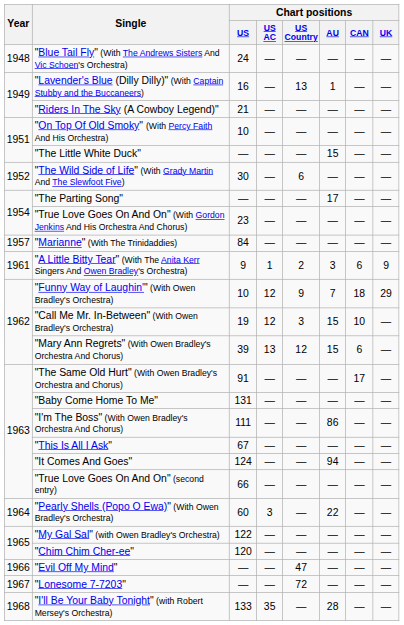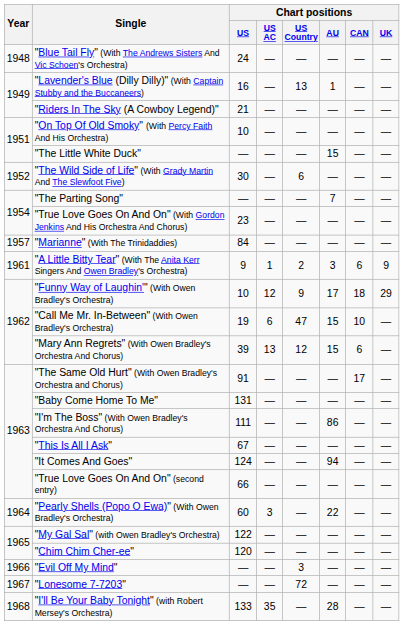(333, 198) 17 -> (333, 198) 7
(333, 293) 7 -> (333, 293) 17
(270, 322) 12 -> (270, 322) 6
(301, 322) 3 -> (301, 322) 47
(301, 567) 47 -> (301, 567) 3
